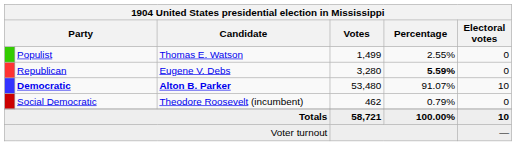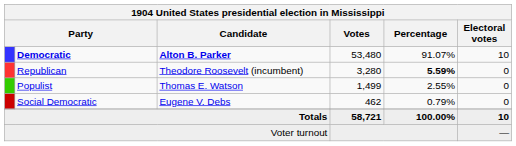rows swapped: (44, 86) <-> (35, 55)
(195, 70) Eugene V. Debs -> (231, 70) Theodore Roosevelt (incumbent)
(231, 102) Theodore Roosevelt (incumbent) -> (195, 102) Eugene V. Debs
